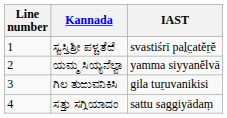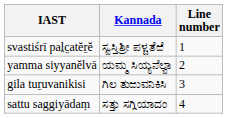columns swapped: (27, 20) <-> (175, 20)
